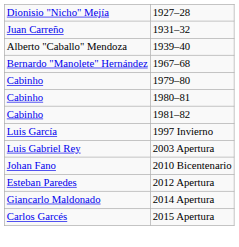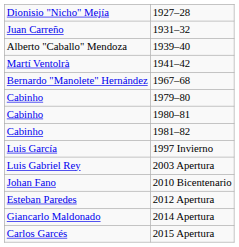+ row: (171, 64)
